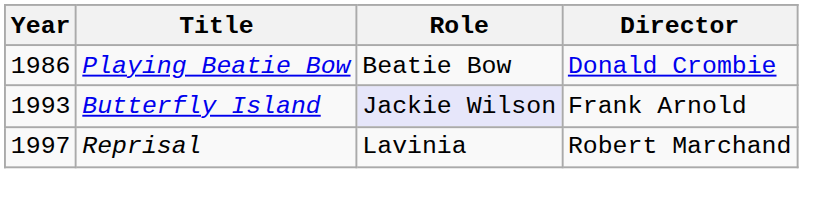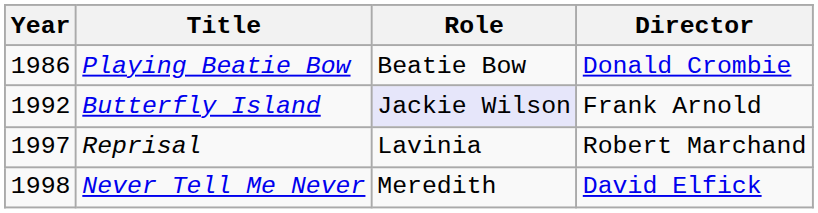(41, 106) 1993 -> (41, 106) 1992
+ row: (224, 187)
